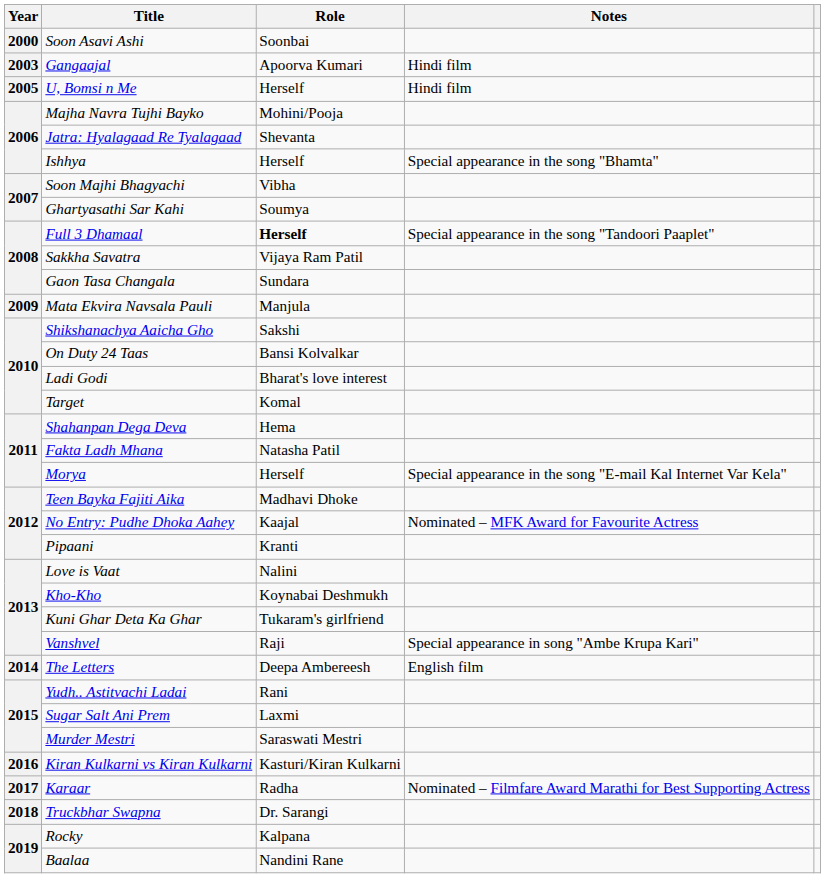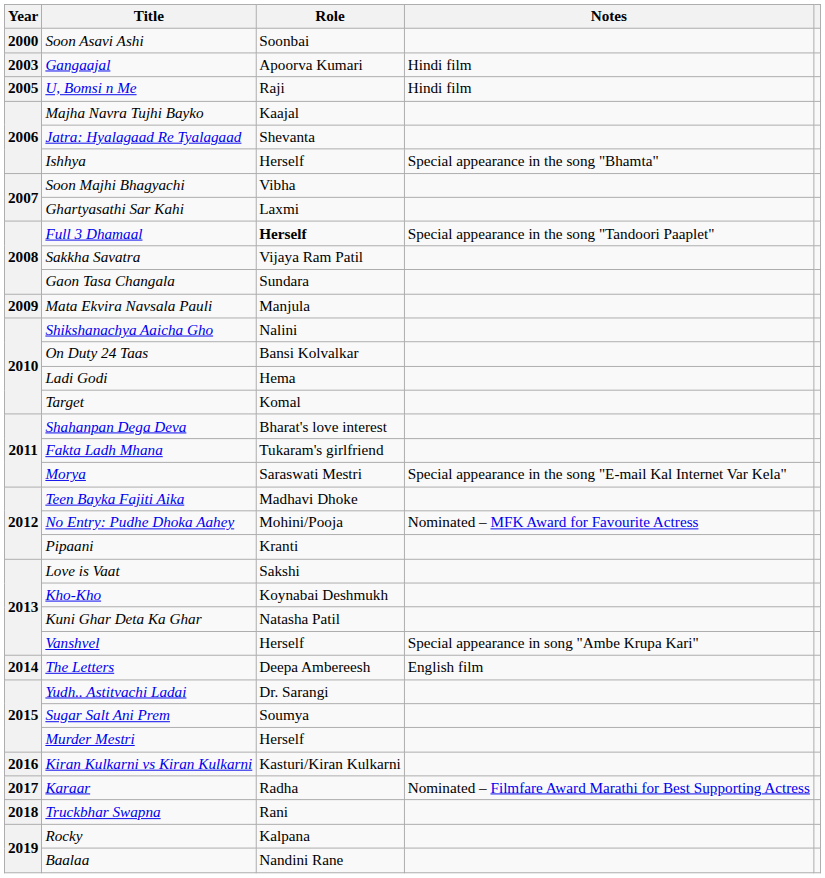(282, 88) Herself -> (272, 88) Raji
(301, 112) Mohini/Pooja -> (279, 112) Kaajal
(284, 209) Soumya -> (279, 209) Laxmi
(280, 329) Sakshi -> (278, 329) Nalini
(323, 378) Bharat's love interest -> (277, 378) Hema
(277, 426) Hema -> (323, 426) Bharat's love interest
(300, 450) Natasha Patil -> (321, 450) Tukaram's girlfriend
(282, 474) Herself -> (311, 474) Saraswati Mestri
(279, 522) Kaajal -> (301, 522) Mohini/Pooja
(278, 570) Nalini -> (280, 570) Sakshi
(321, 619) Tukaram's girlfriend -> (300, 619) Natasha Patil
(272, 643) Raji -> (282, 643) Herself
(274, 691) Rani -> (294, 691) Dr. Sarangi
(279, 715) Laxmi -> (284, 715) Soumya
(311, 739) Saraswati Mestri -> (282, 739) Herself
(294, 812) Dr. Sarangi -> (274, 812) Rani
